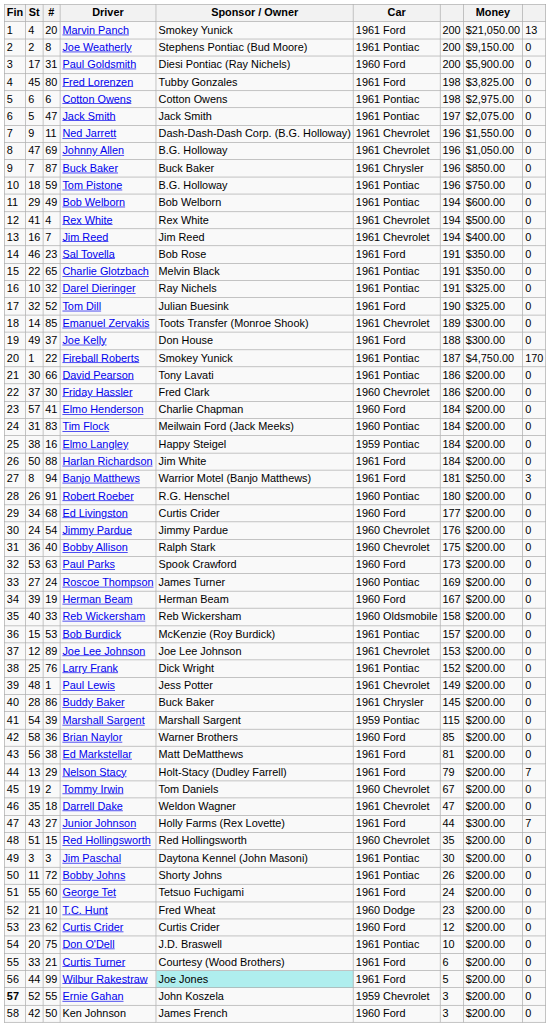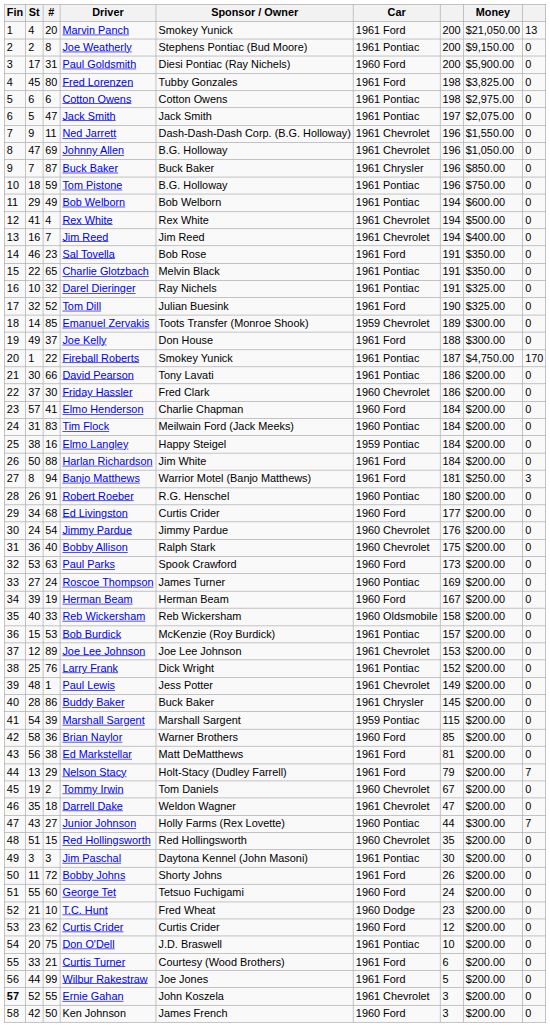(393, 323) 1961 Chevrolet -> (393, 323) 1959 Chevrolet
(381, 824) 1961 Ford -> (388, 824) 1960 Pontiac
(388, 875) 1961 Pontiac -> (381, 875) 1961 Ford
(381, 893) 1961 Ford -> (381, 893) 1960 Ford
(183, 979) paleturquoise background -> (183, 979) no background
(393, 996) 1959 Chevrolet -> (393, 996) 1961 Chevrolet
